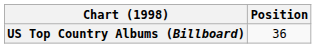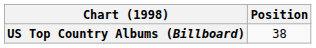(279, 34) 36 -> (279, 34) 38
